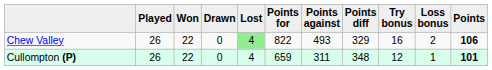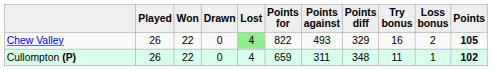(469, 40) 106 -> (469, 40) 105
(397, 57) 12 -> (397, 57) 11
(469, 57) 101 -> (469, 57) 102
